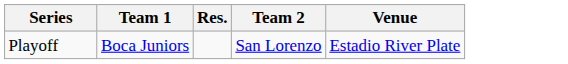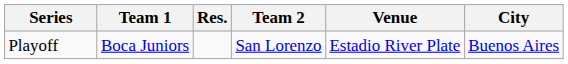+ column: (514, 17)
